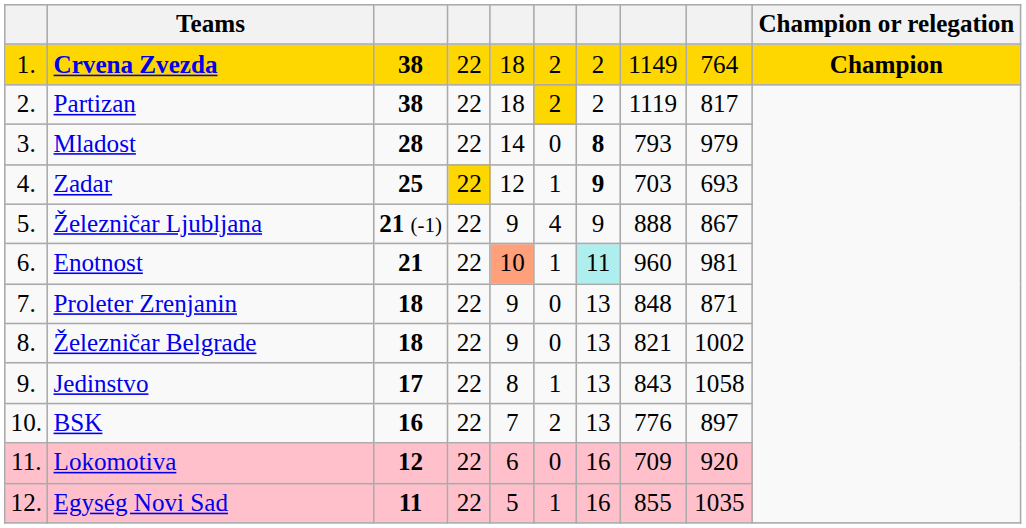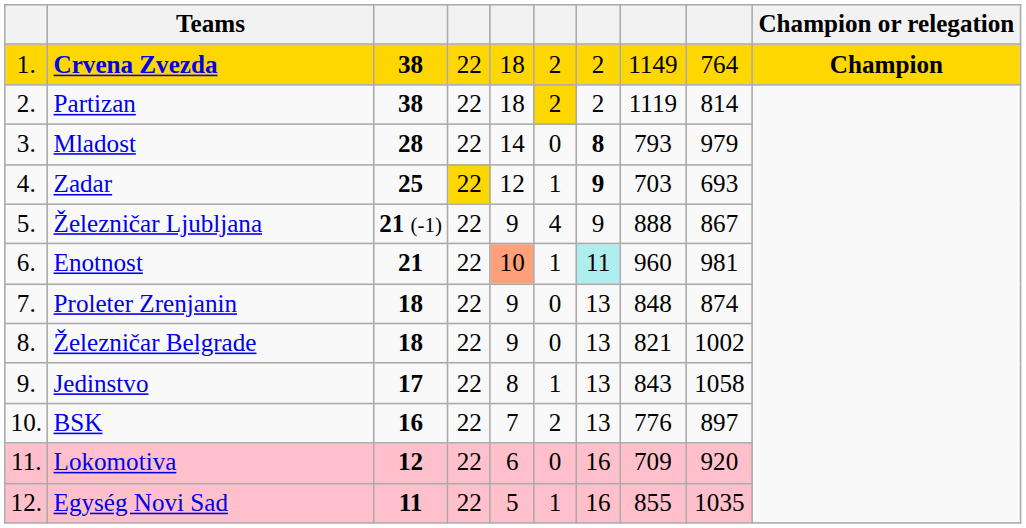(719, 104) 817 -> (719, 104) 814
(719, 303) 871 -> (719, 303) 874
